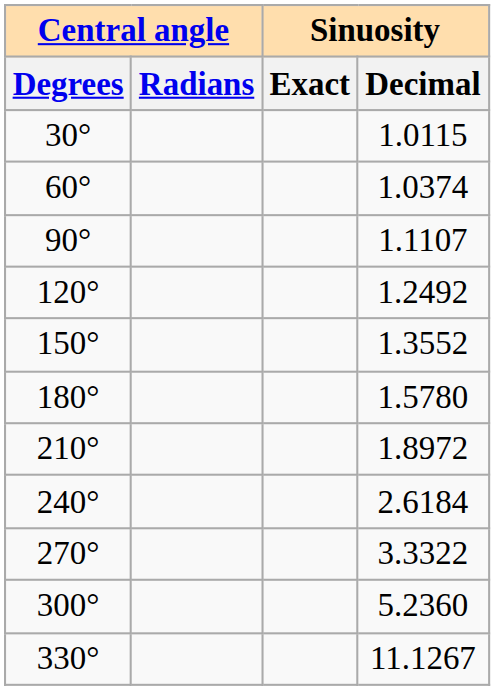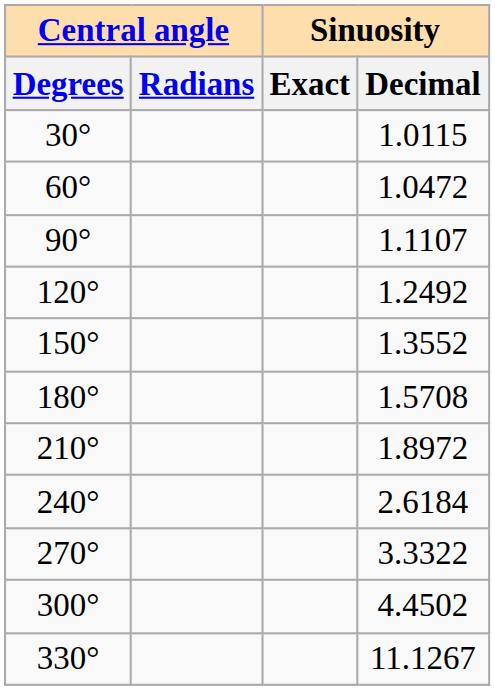(423, 187) 1.0374 -> (423, 187) 1.0472
(423, 396) 1.5780 -> (423, 396) 1.5708
(423, 605) 5.2360 -> (423, 605) 4.4502
